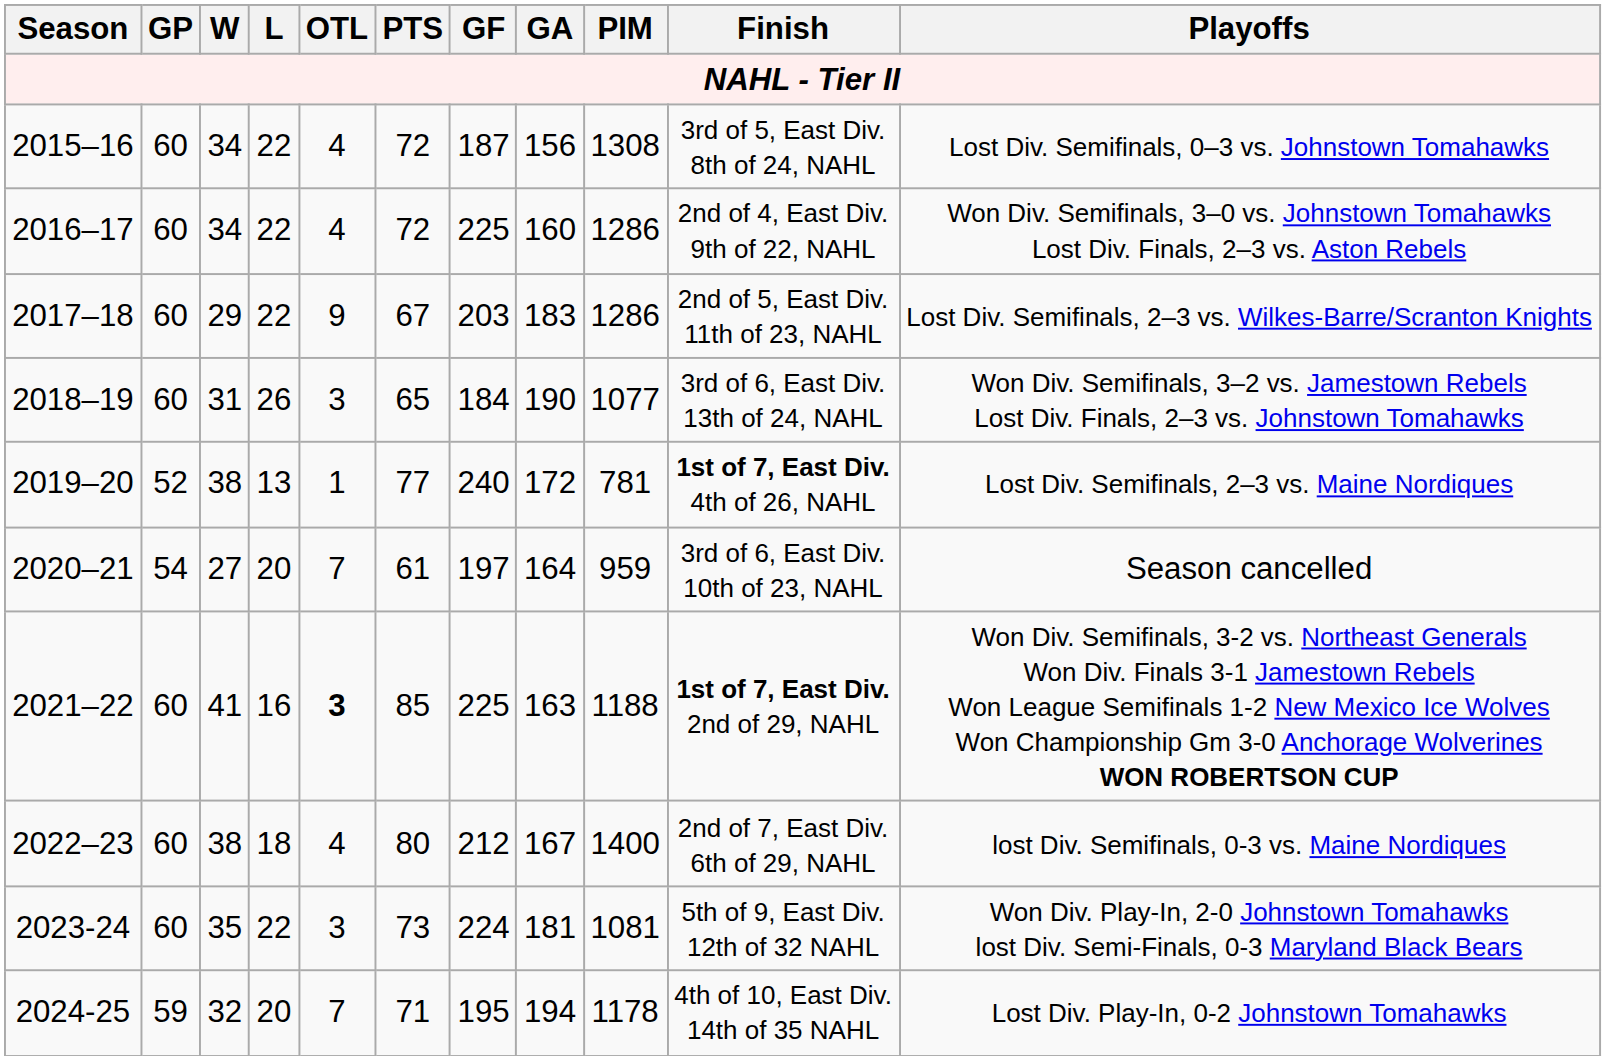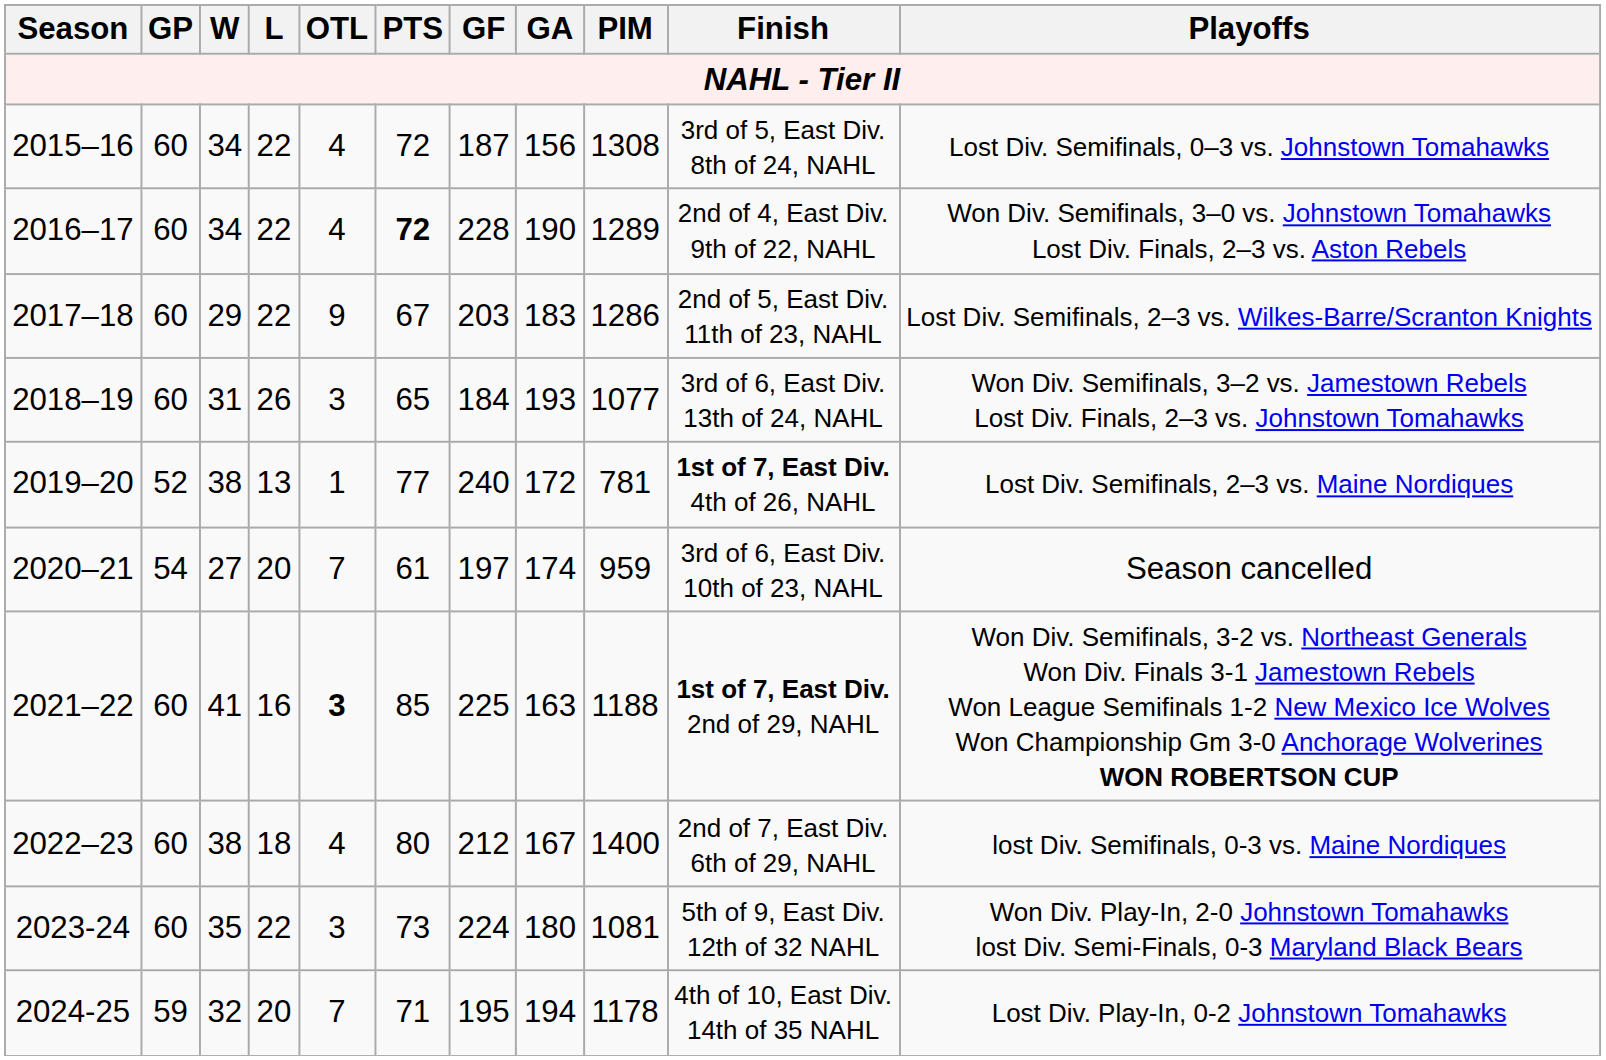(413, 230) normal -> (413, 230) bold
(484, 230) 225 -> (484, 230) 228
(550, 230) 160 -> (550, 230) 190
(625, 230) 1286 -> (625, 230) 1289
(550, 399) 190 -> (550, 399) 193
(550, 568) 164 -> (550, 568) 174
(550, 927) 181 -> (550, 927) 180
